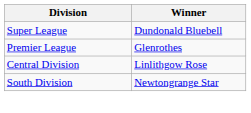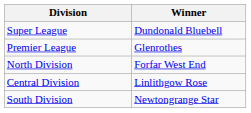+ row: (40, 64)
